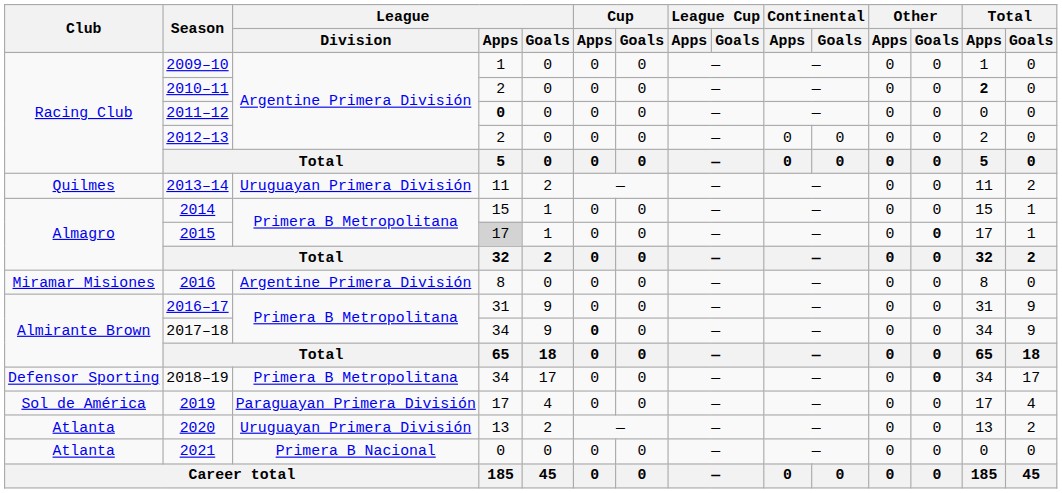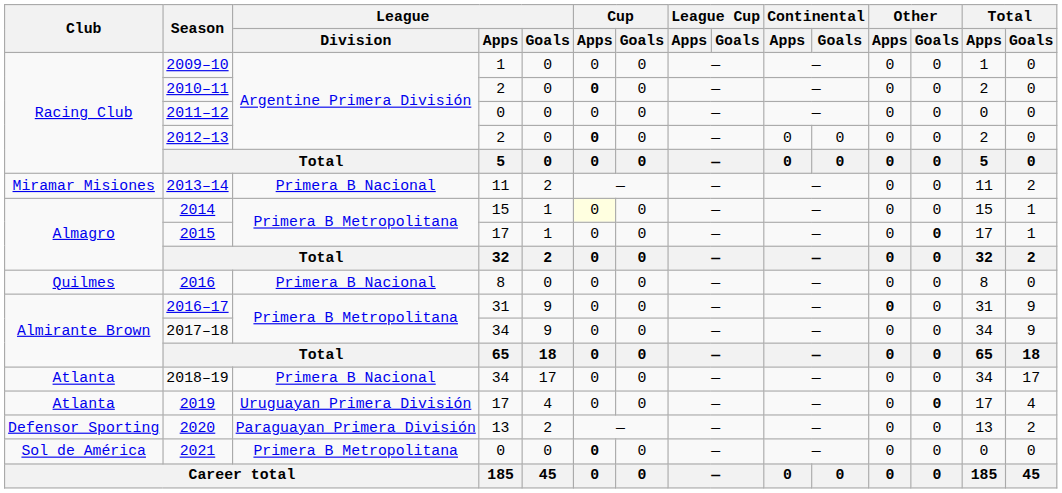(595, 89) normal -> (595, 89) bold
(984, 89) bold -> (984, 89) normal
(501, 113) bold -> (501, 113) normal
(595, 137) normal -> (595, 137) bold
(84, 186) Quilmes -> (84, 186) Miramar Misiones
(356, 186) Uruguayan Primera División -> (356, 186) Primera B Nacional
(595, 210) no background -> (595, 210) lightyellow background
(501, 234) lightgrey background -> (501, 234) no background
(84, 282) Miramar Misiones -> (84, 282) Quilmes
(356, 282) Argentine Primera División -> (356, 282) Primera B Nacional
(890, 306) normal -> (890, 306) bold
(595, 331) bold -> (595, 331) normal
(84, 379) Defensor Sporting -> (84, 379) Atlanta
(356, 379) Primera B Metropolitana -> (356, 379) Primera B Nacional
(937, 379) bold -> (937, 379) normal
(84, 403) Sol de América -> (84, 403) Atlanta
(356, 403) Paraguayan Primera División -> (356, 403) Uruguayan Primera División
(937, 403) normal -> (937, 403) bold
(84, 427) Atlanta -> (84, 427) Defensor Sporting
(356, 427) Uruguayan Primera División -> (356, 427) Paraguayan Primera División
(84, 451) Atlanta -> (84, 451) Sol de América
(356, 451) Primera B Nacional -> (356, 451) Primera B Metropolitana
(595, 451) normal -> (595, 451) bold
